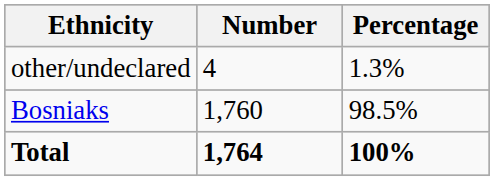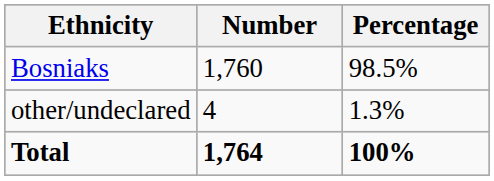rows swapped: (60, 110) <-> (101, 68)
